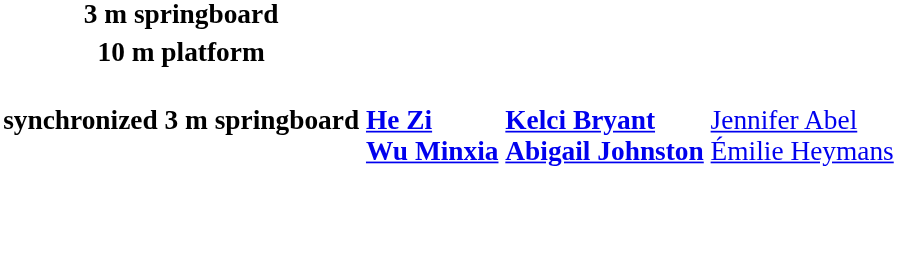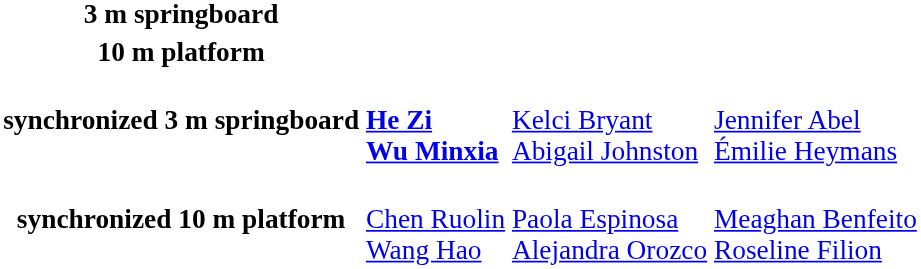(605, 135) bold -> (605, 135) normal
+ row: (181, 219)
